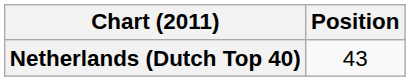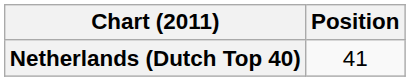(355, 57) 43 -> (355, 57) 41
